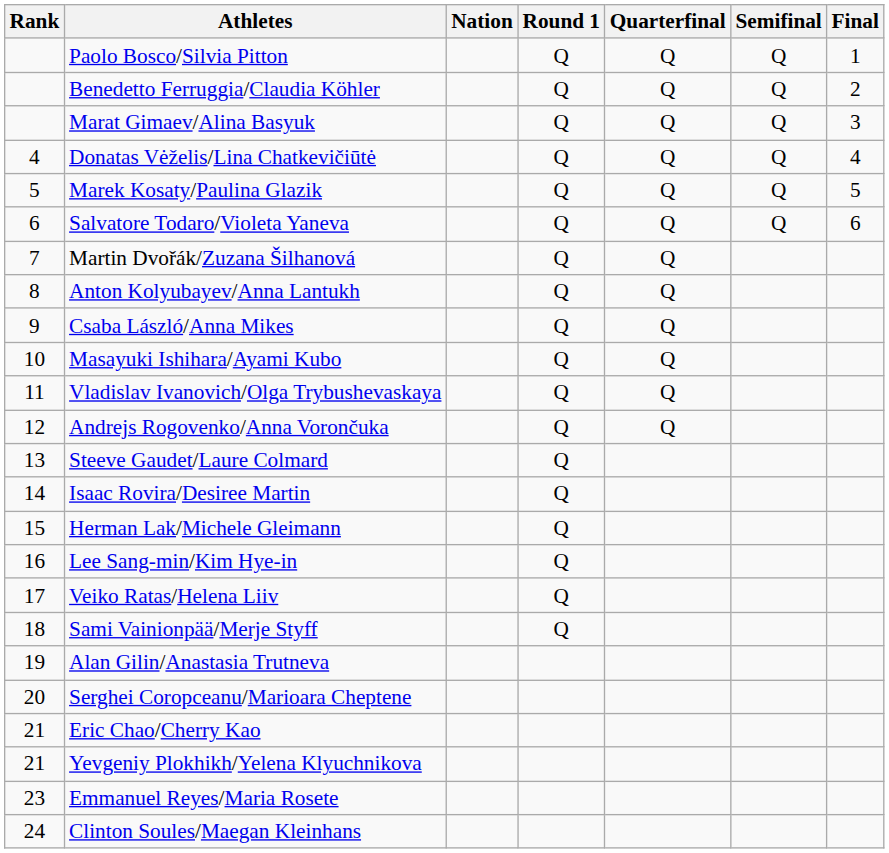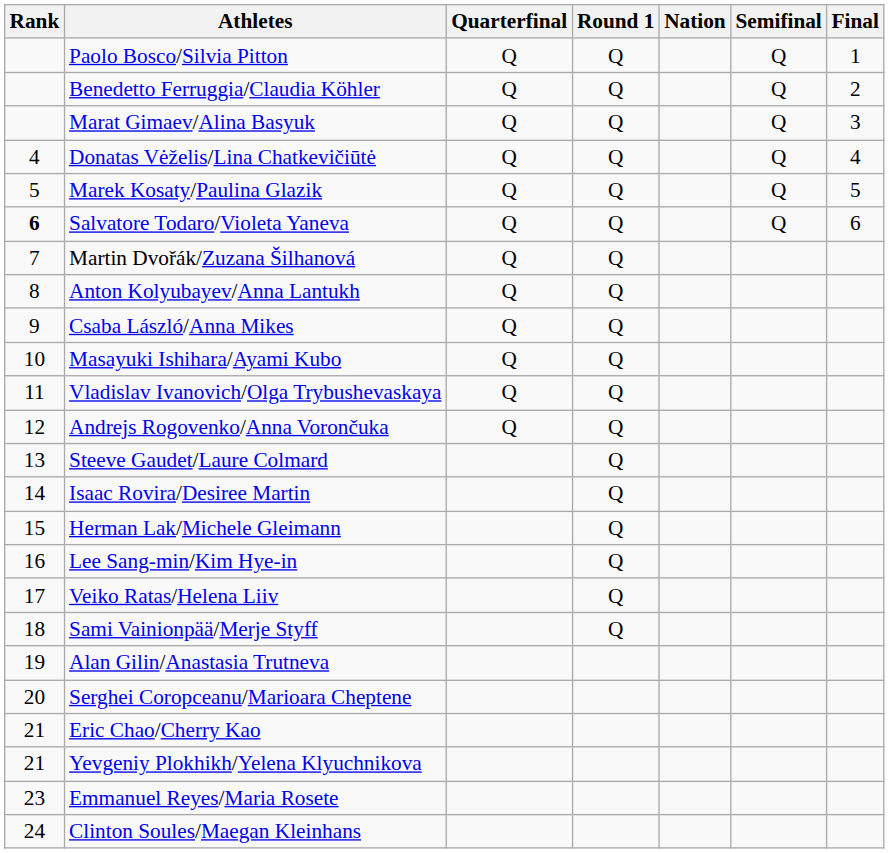columns swapped: (482, 21) <-> (668, 21)
(34, 223) normal -> (34, 223) bold
